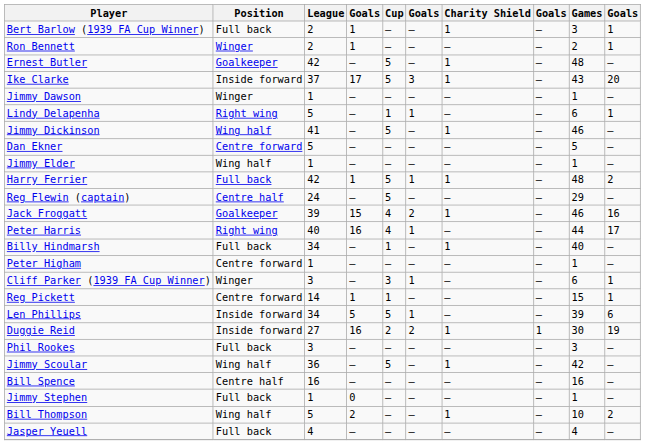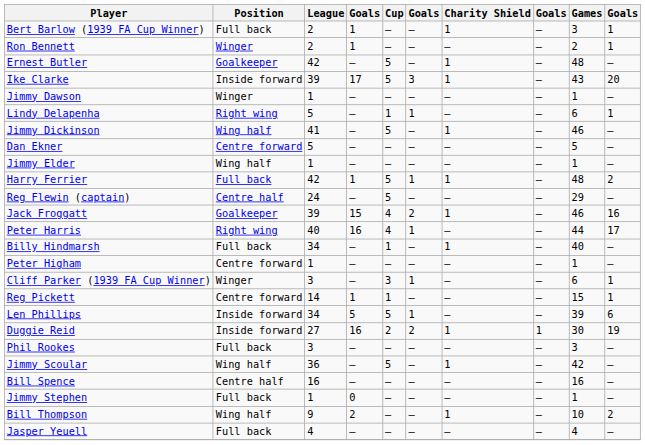(313, 80) 37 -> (313, 80) 39
(310, 414) 5 -> (310, 414) 9
